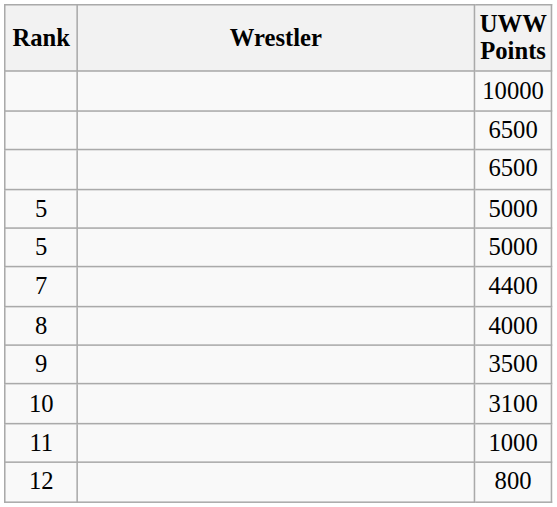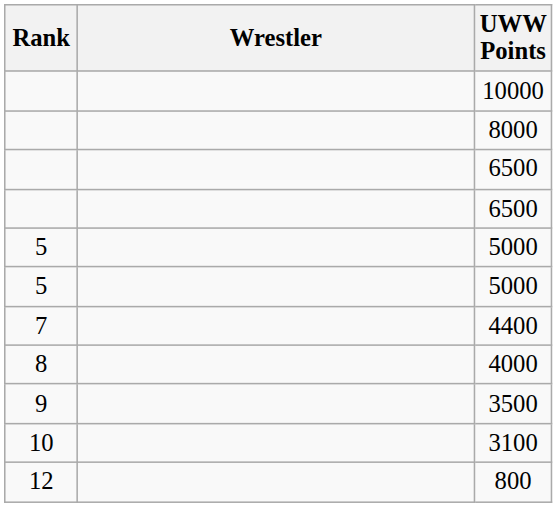+ row: (41, 130)
- row: (41, 442)
